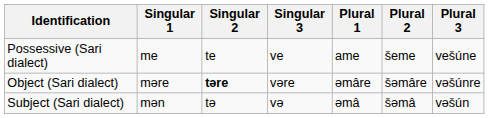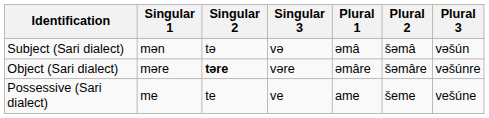rows swapped: (66, 103) <-> (54, 55)
